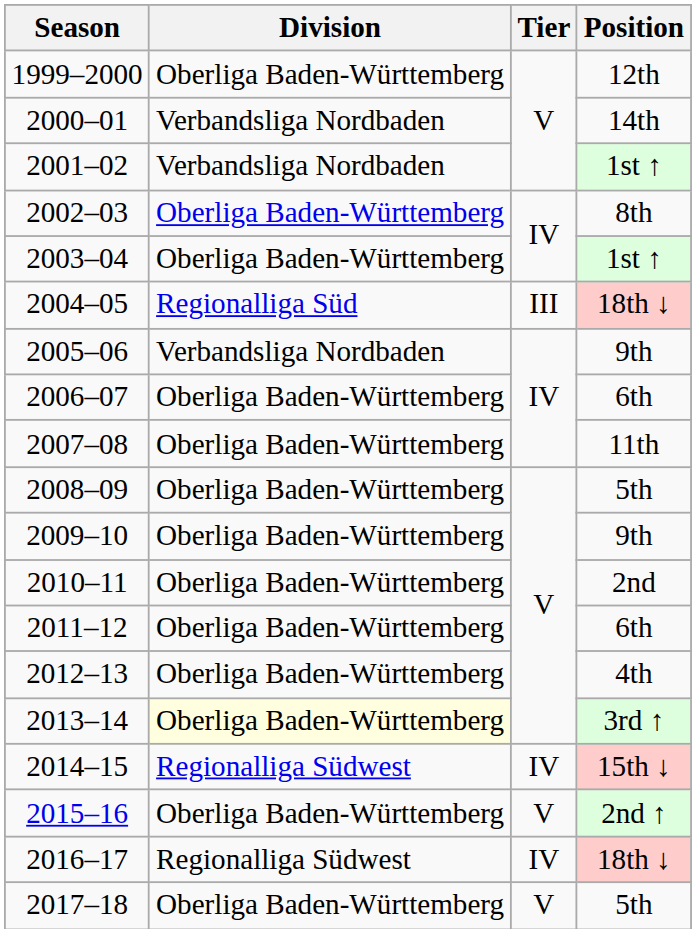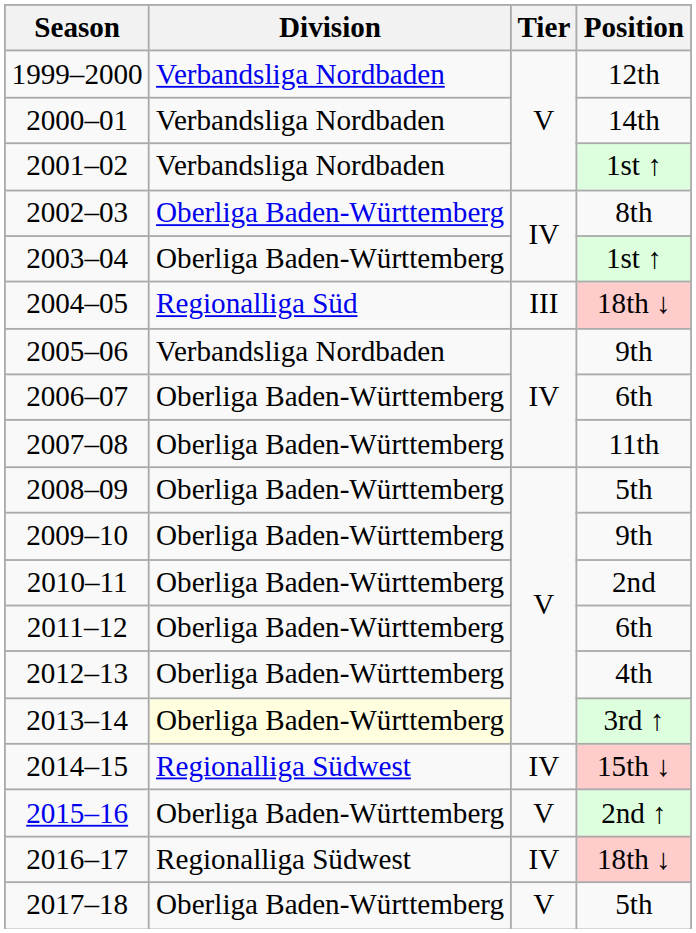(330, 73) Oberliga Baden-Württemberg -> (300, 73) Verbandsliga Nordbaden
